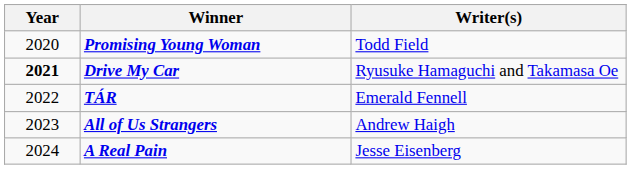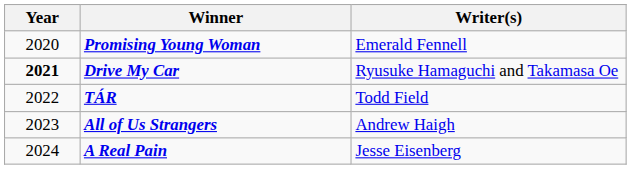(392, 44) Todd Field -> (411, 44) Emerald Fennell
(411, 97) Emerald Fennell -> (392, 97) Todd Field
